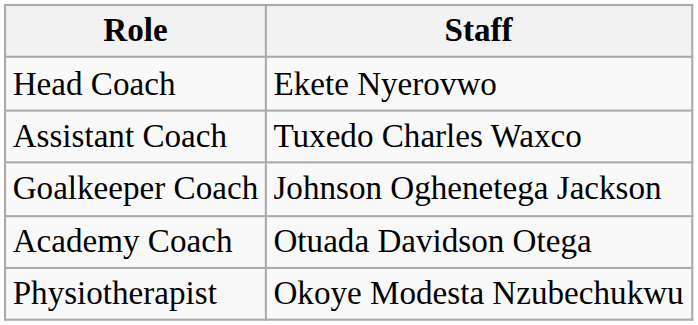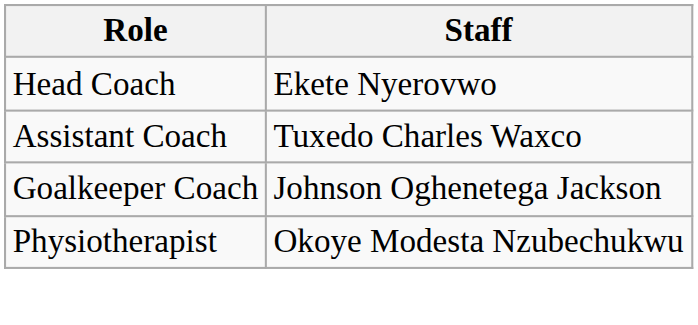- row: (123, 240)
